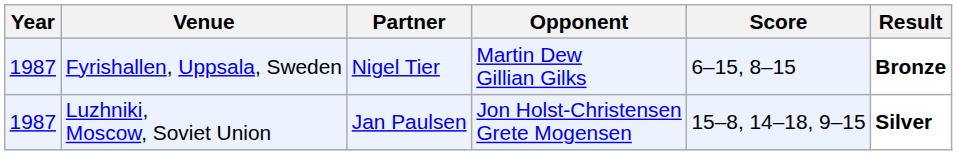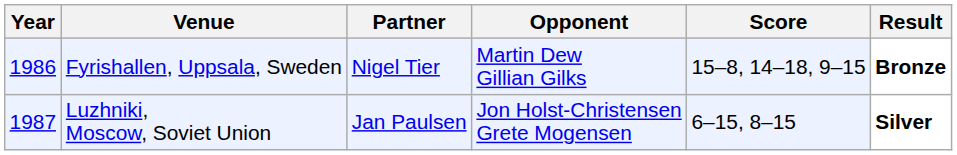(33, 66) 1987 -> (33, 66) 1986
(744, 66) 6–15, 8–15 -> (778, 66) 15–8, 14–18, 9–15
(778, 122) 15–8, 14–18, 9–15 -> (744, 122) 6–15, 8–15
